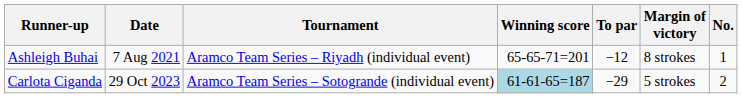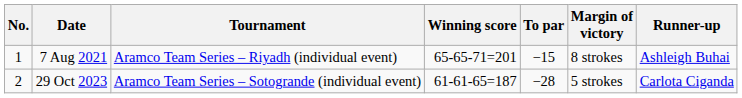columns swapped: (723, 25) <-> (55, 25)
(617, 57) −12 -> (544, 57) −15
(548, 81) lightblue background -> (475, 81) no background
(617, 81) −29 -> (544, 81) −28
